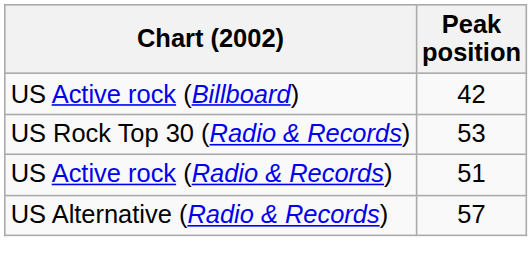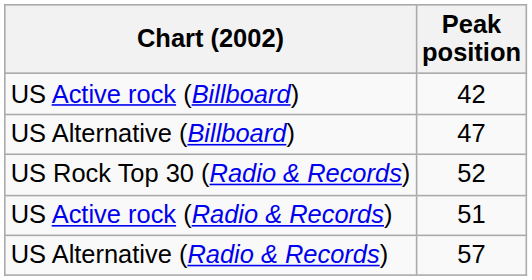+ row: (153, 133)
(472, 133) 53 -> (472, 174) 52
